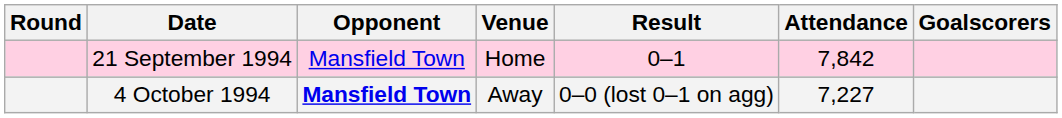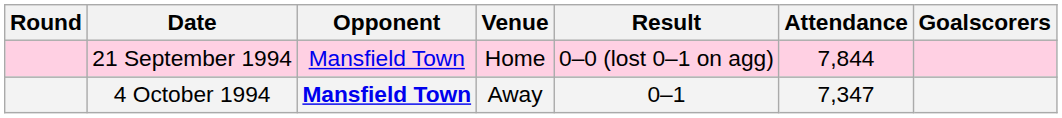(666, 58) 0–1 -> (666, 58) 0–0 (lost 0–1 on agg)
(846, 58) 7,842 -> (846, 58) 7,844
(666, 94) 0–0 (lost 0–1 on agg) -> (666, 94) 0–1
(846, 94) 7,227 -> (846, 94) 7,347
